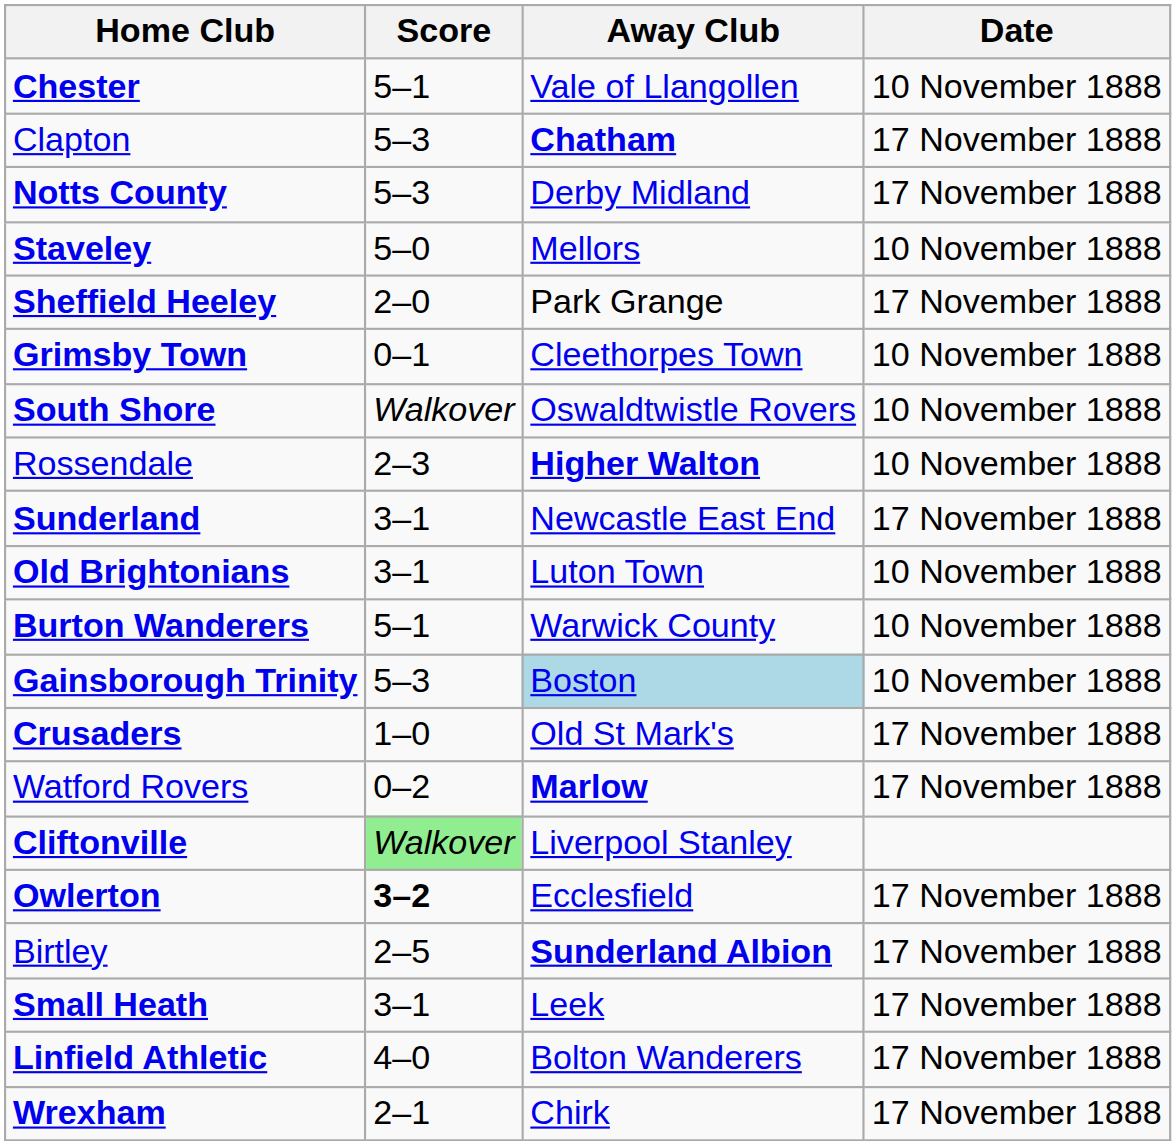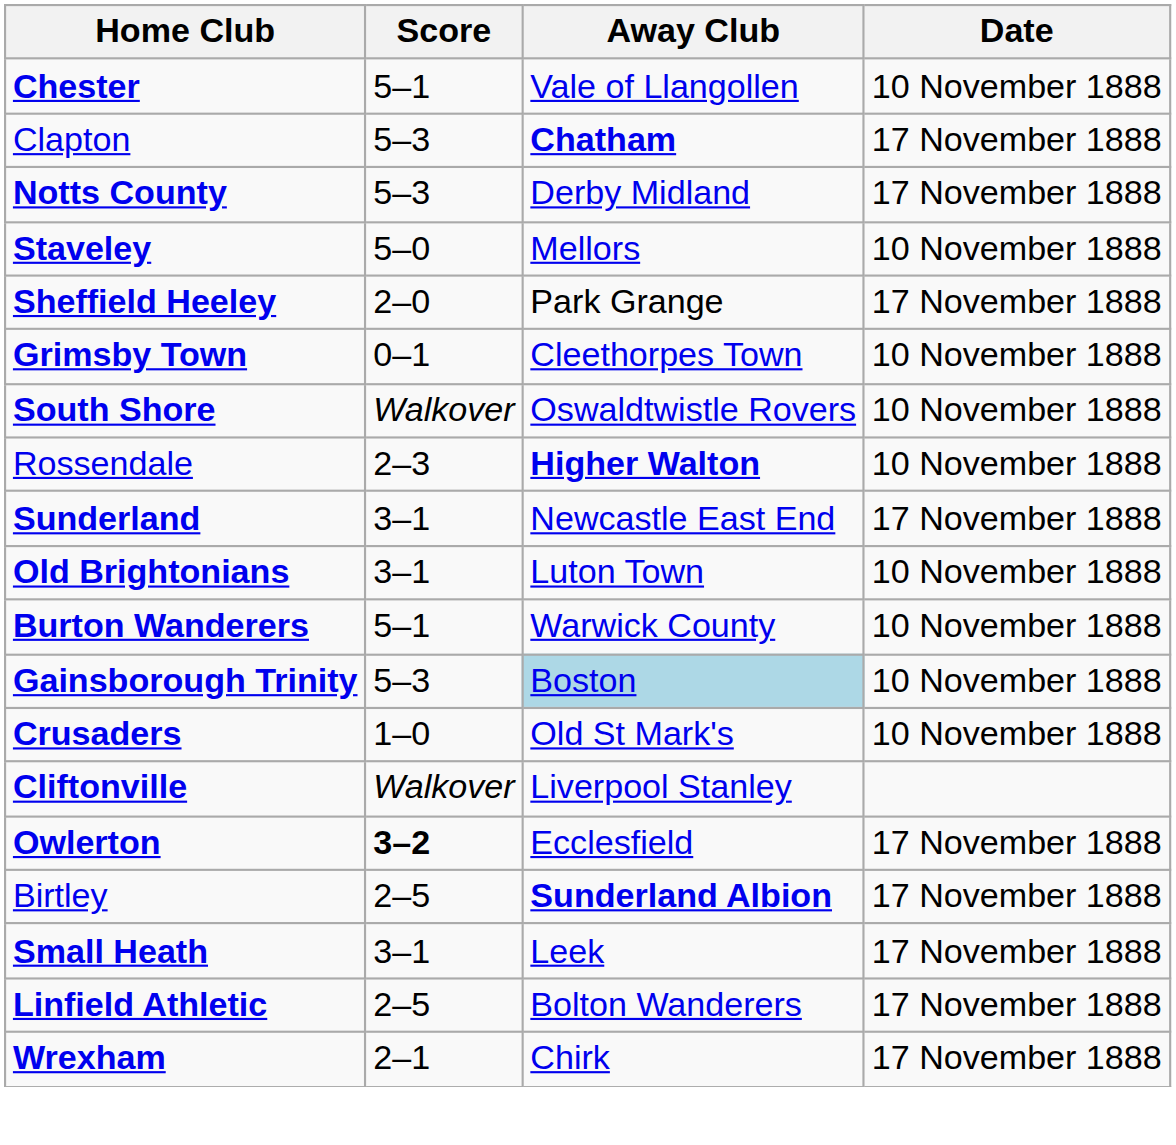(1017, 734) 17 November 1888 -> (1017, 734) 10 November 1888
- row: (131, 788)
(444, 842) lightgreen background -> (444, 788) no background
(402, 1058) 4–0 -> (402, 1004) 2–5
